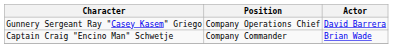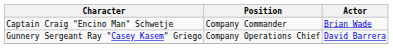rows swapped: (90, 37) <-> (104, 24)
